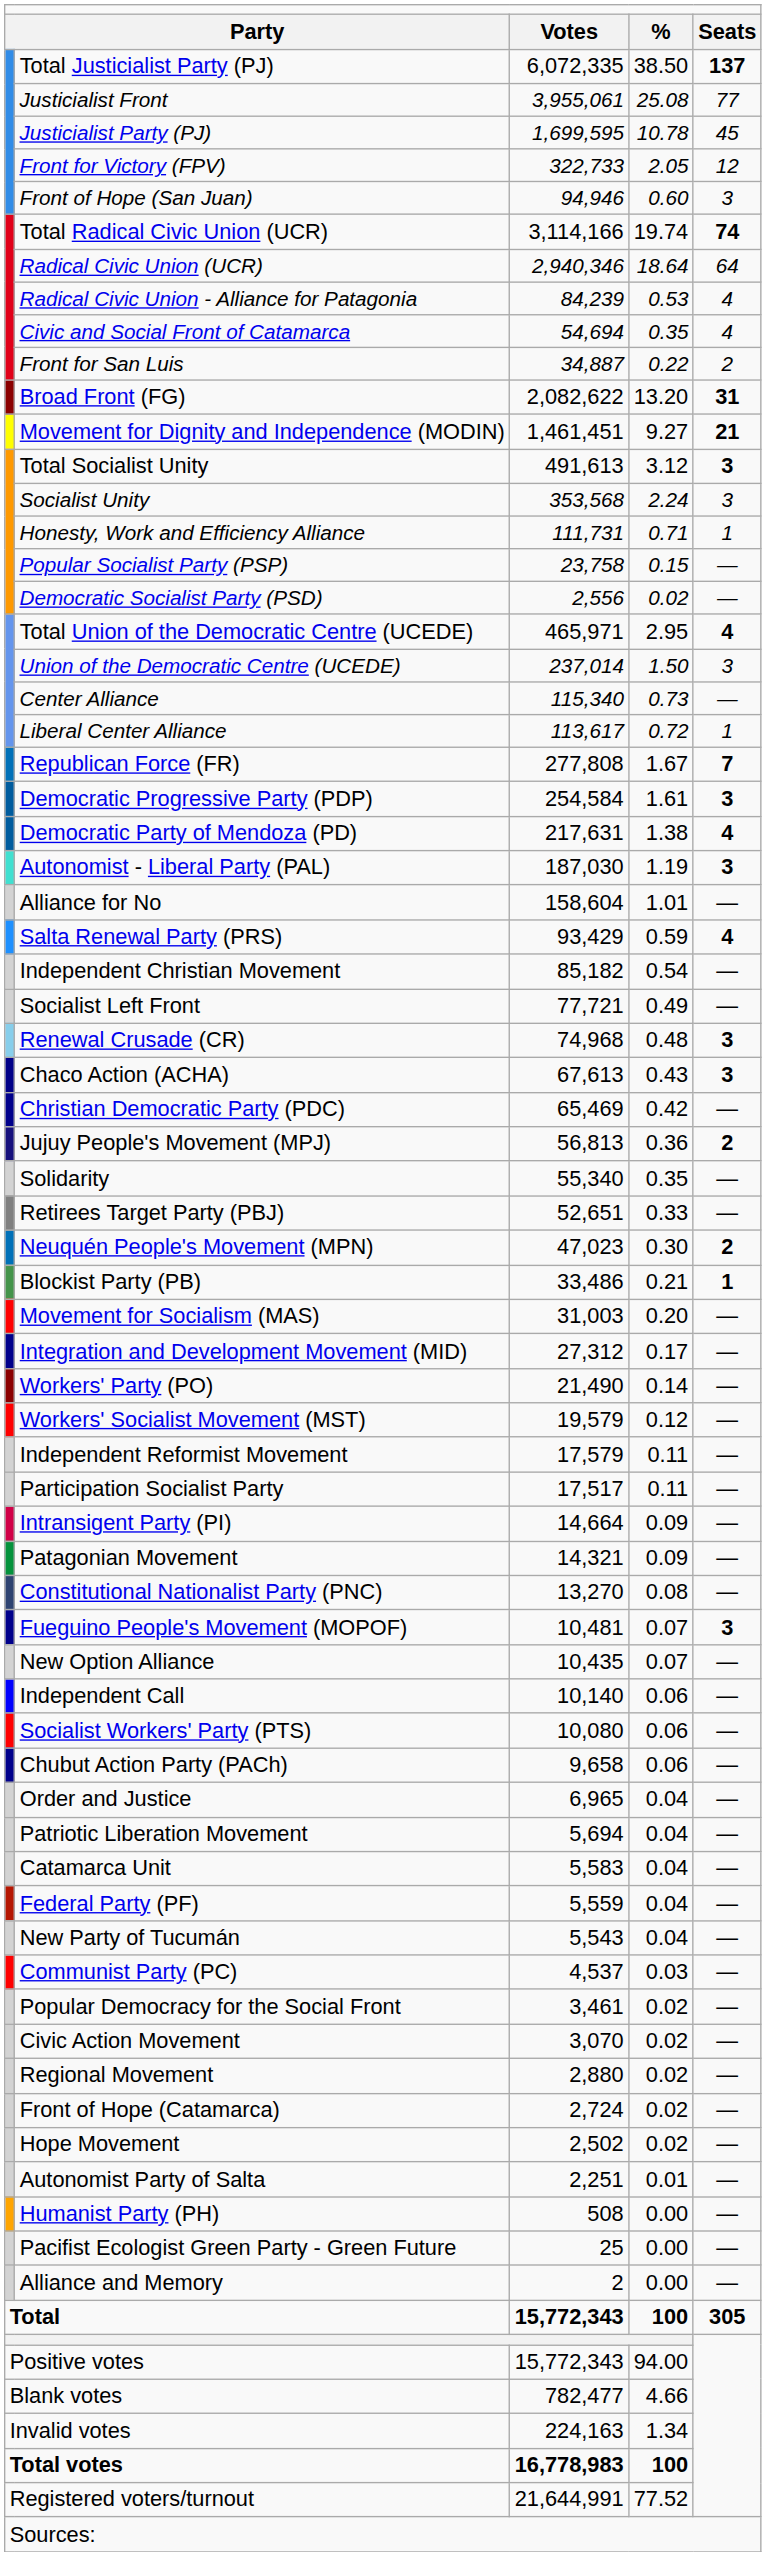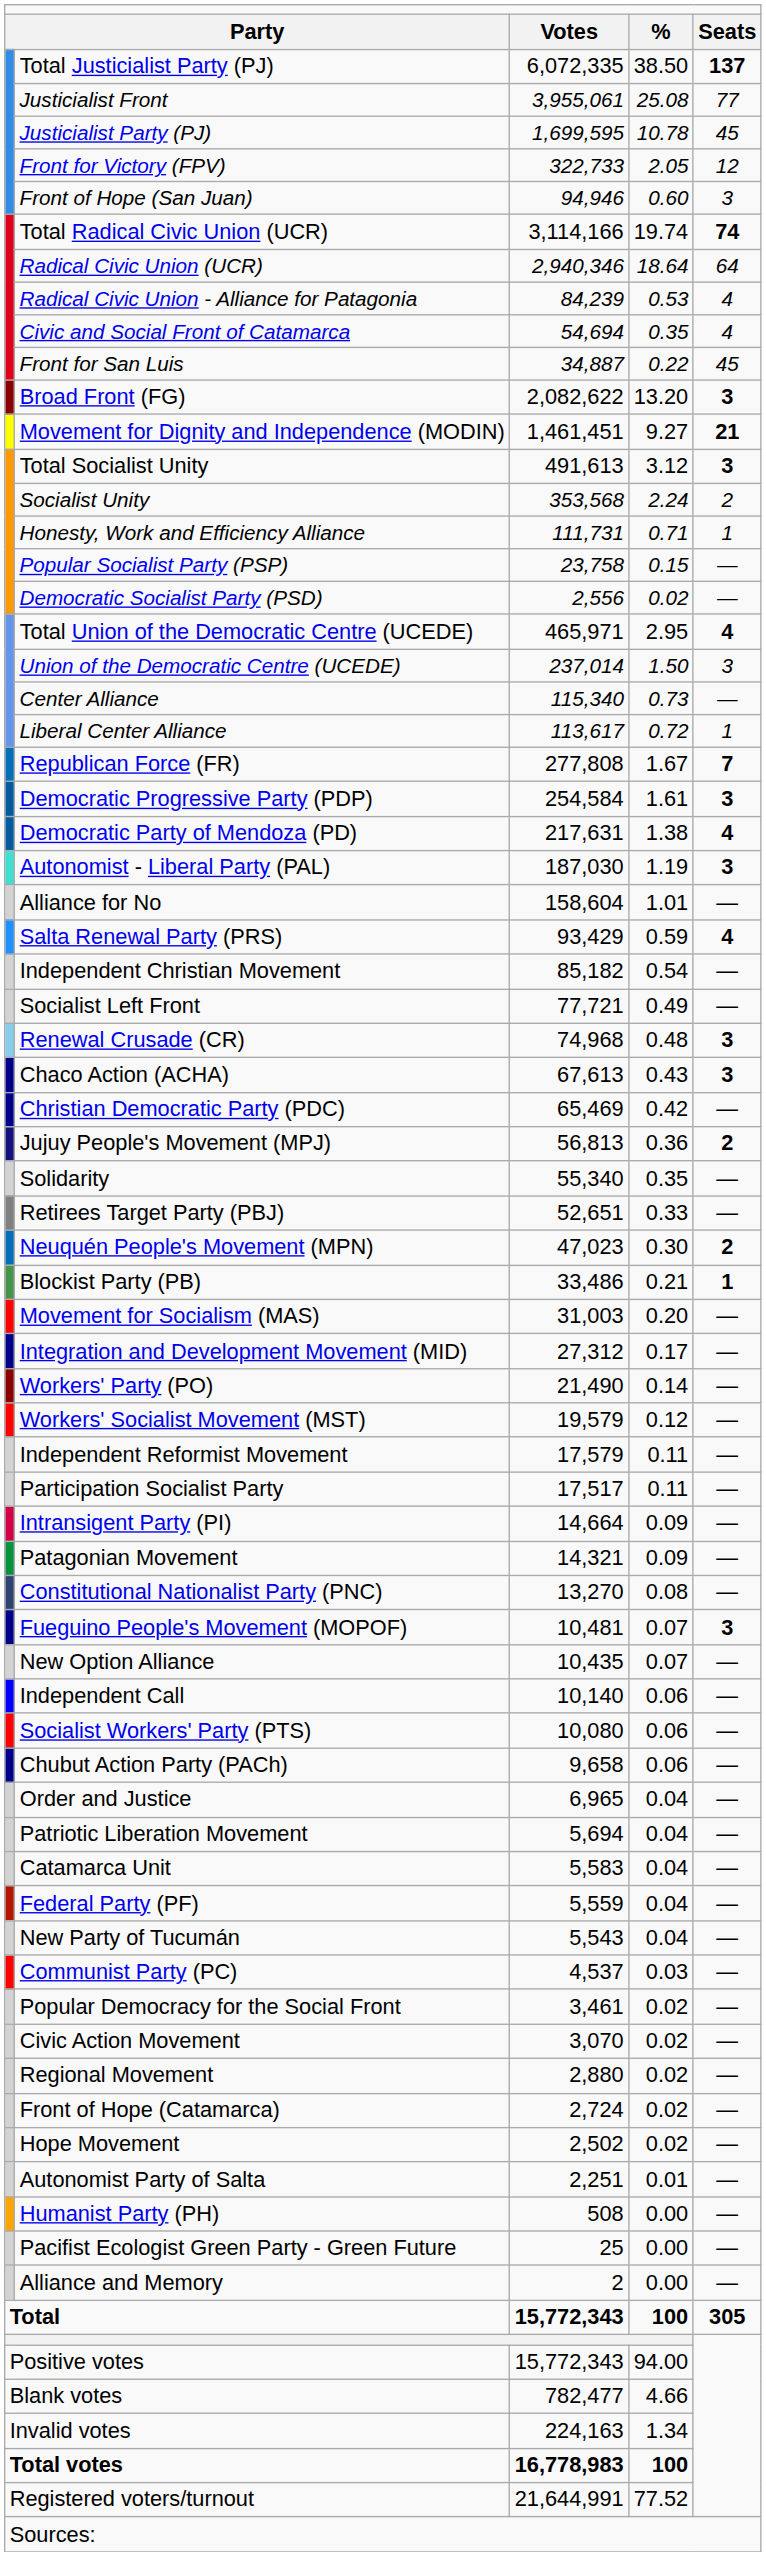(727, 364) 2 -> (727, 364) 45
(727, 397) 31 -> (727, 397) 3
(727, 500) 3 -> (727, 500) 2
